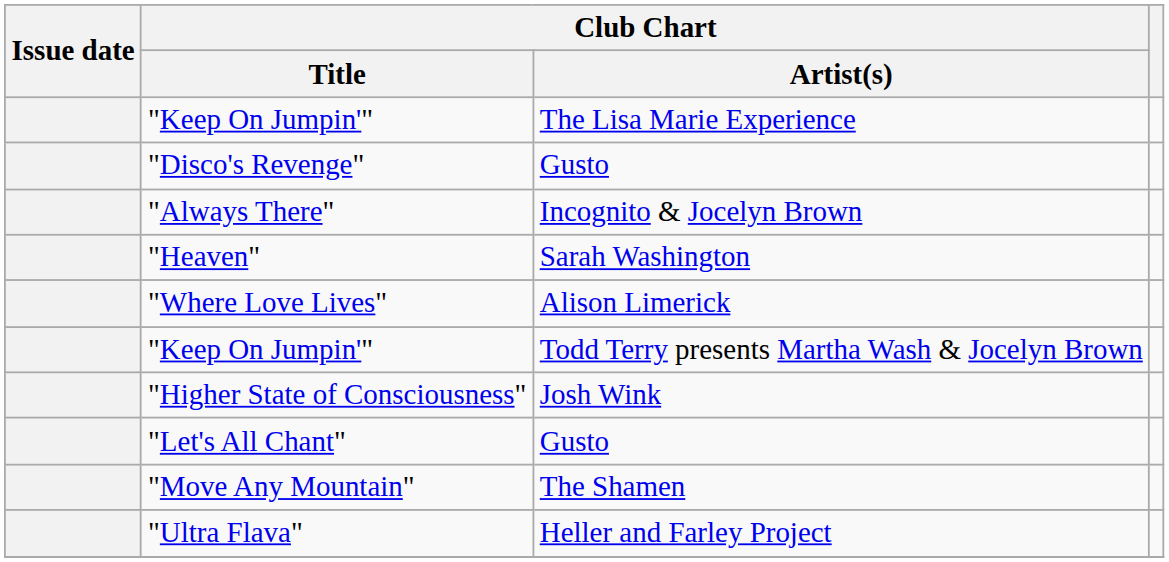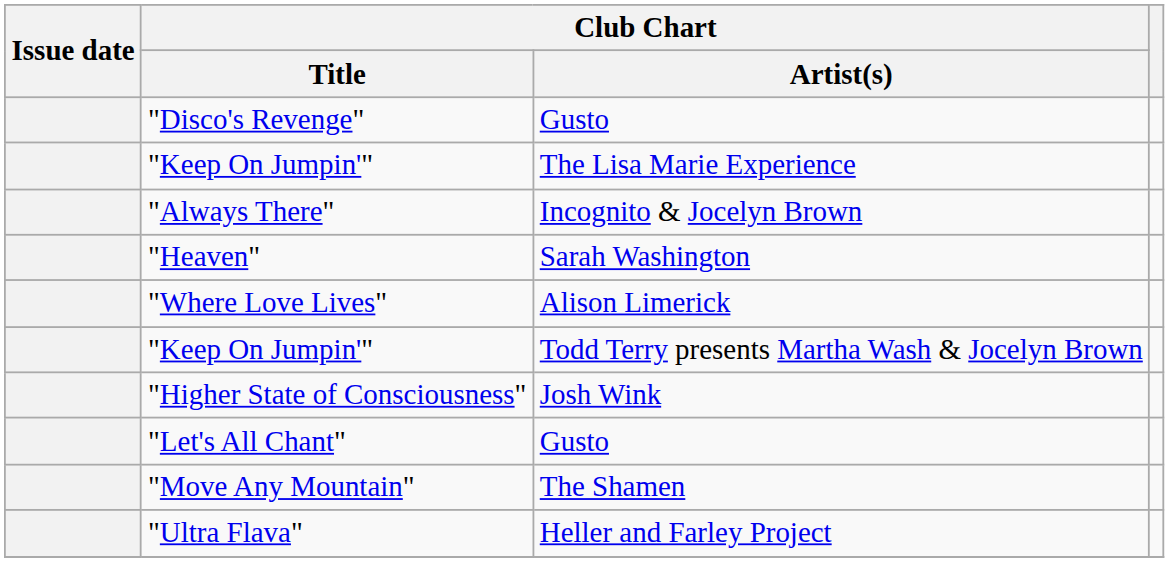rows swapped: (256, 165) <-> (261, 119)
